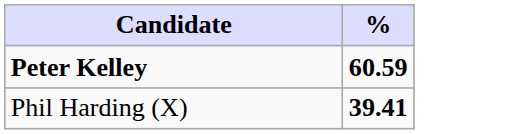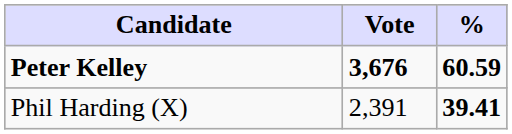+ column: (390, 25)
